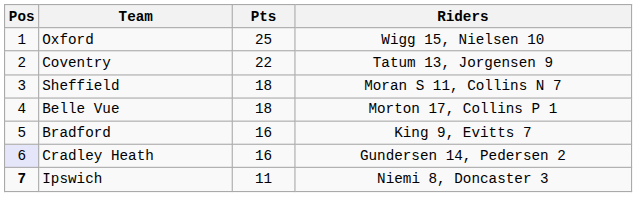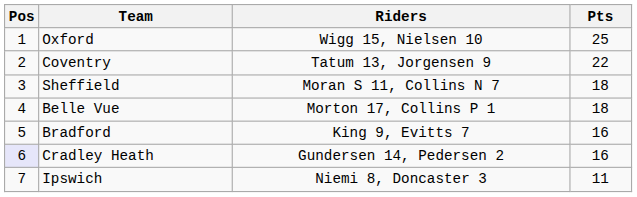columns swapped: (264, 16) <-> (463, 16)
(22, 179) bold -> (22, 179) normal
